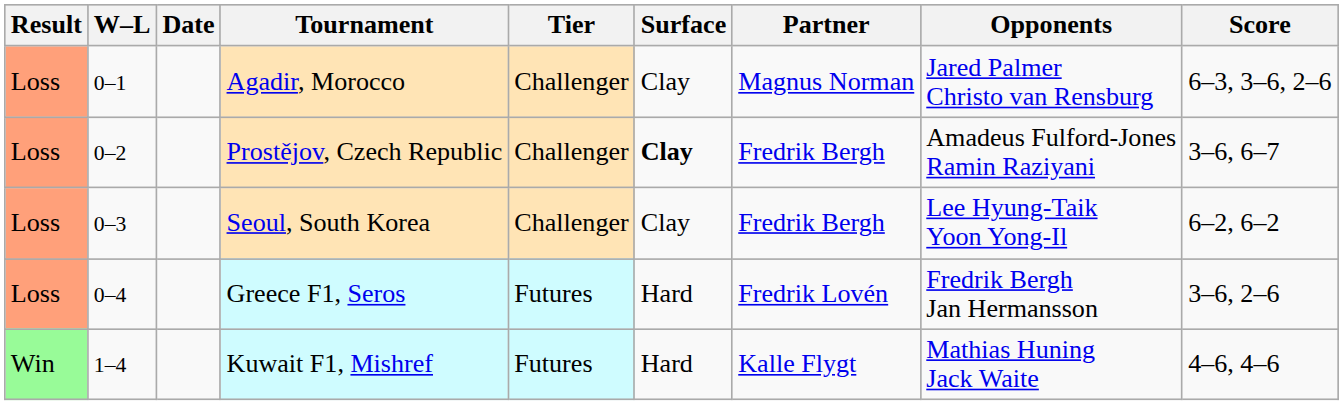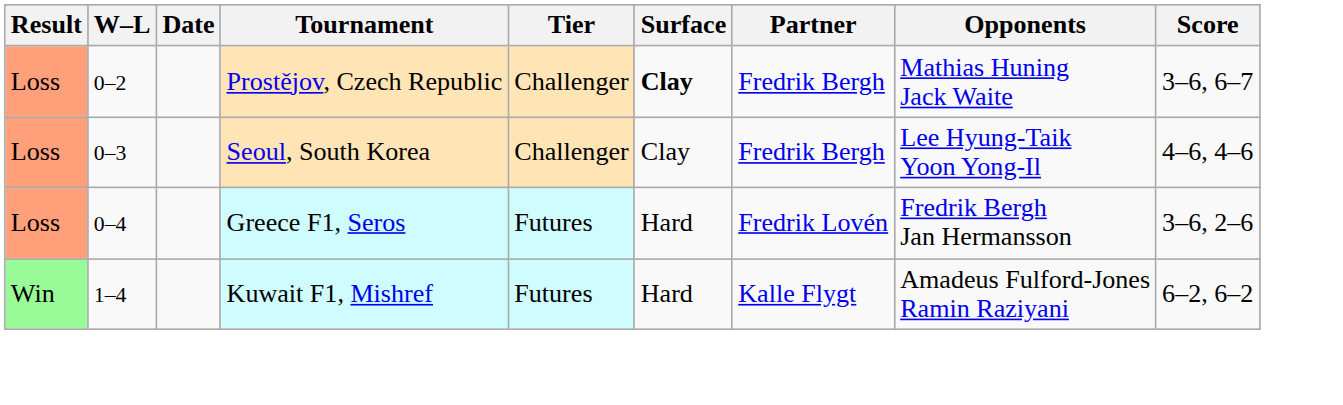- row: (316, 81)
(1051, 151) Amadeus Fulford-Jones Ramin Raziyani -> (985, 81) Mathias Huning Jack Waite
(1234, 222) 6–2, 6–2 -> (1208, 151) 4–6, 4–6
(1011, 364) Mathias Huning Jack Waite -> (1025, 293) Amadeus Fulford-Jones Ramin Raziyani
(1234, 364) 4–6, 4–6 -> (1208, 293) 6–2, 6–2
